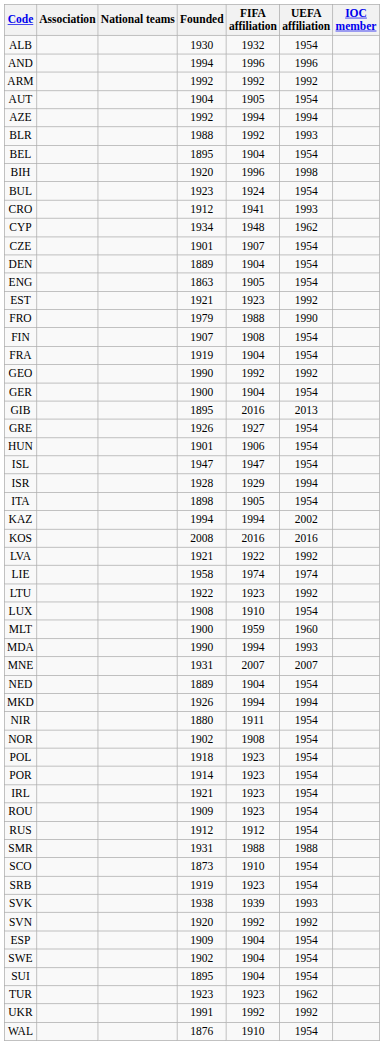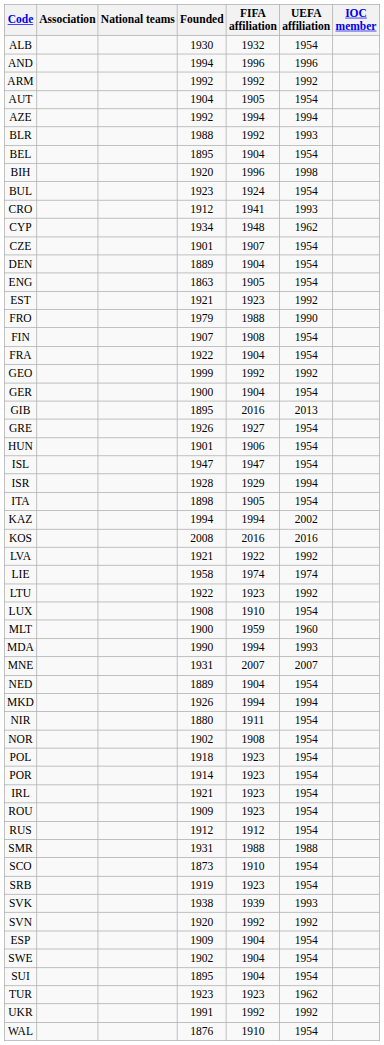(202, 355) 1919 -> (202, 355) 1922
(202, 373) 1990 -> (202, 373) 1999
